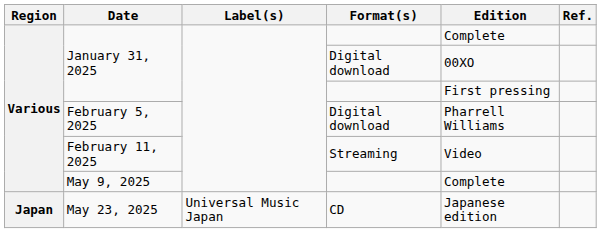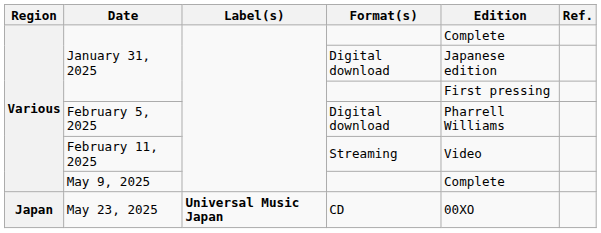(459, 63) 00XO -> (474, 63) Japanese edition
(242, 210) normal -> (242, 210) bold
(474, 210) Japanese edition -> (459, 210) 00XO
